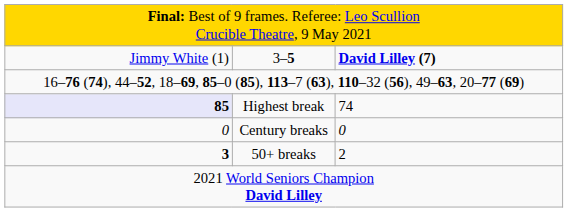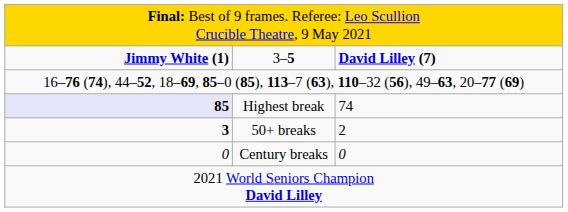(179, 58) normal -> (176, 58) bold
rows swapped: (284, 130) <-> (284, 154)
